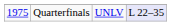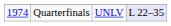(18, 13) 1975 -> (18, 13) 1974
